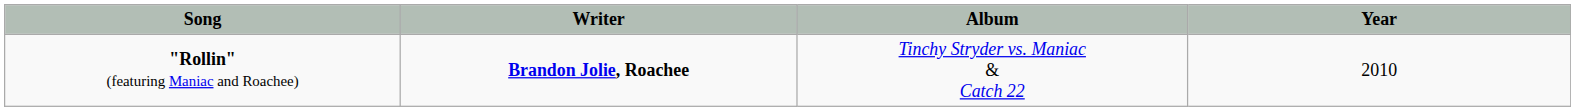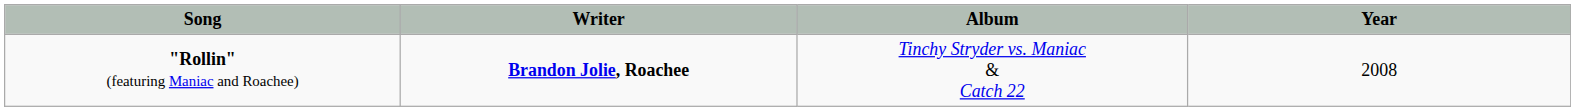(1379, 69) 2010 -> (1379, 69) 2008
